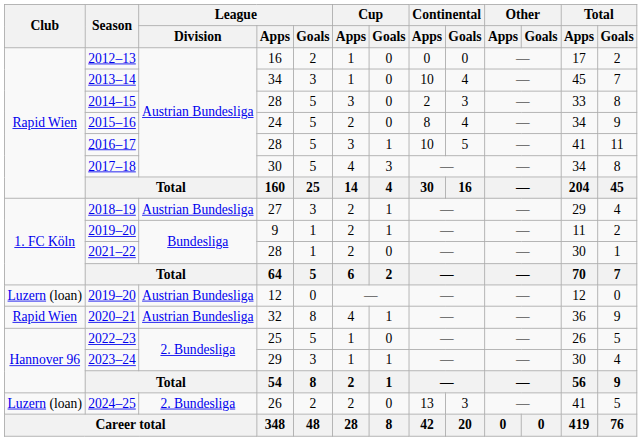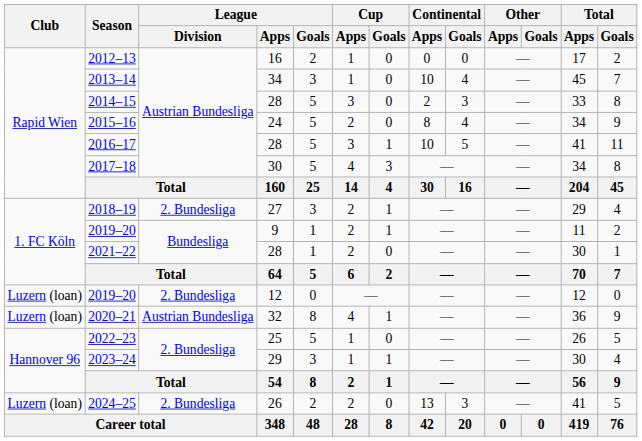(198, 209) Austrian Bundesliga -> (198, 209) 2. Bundesliga
(198, 295) Austrian Bundesliga -> (198, 295) 2. Bundesliga
(45, 317) Rapid Wien -> (45, 317) Luzern (loan)
